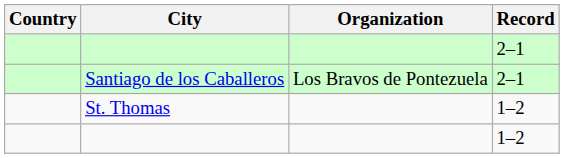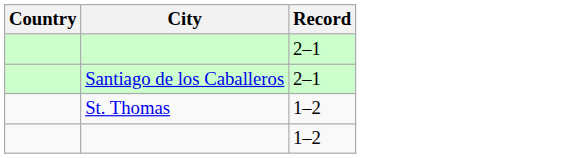- column: (390, 19)
